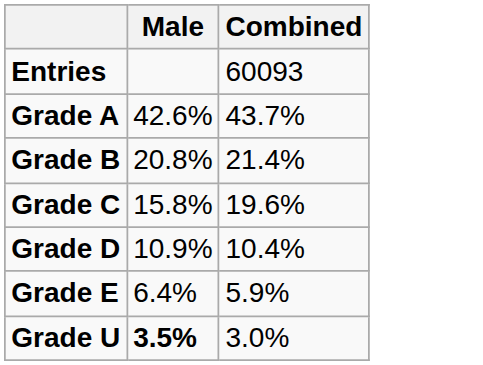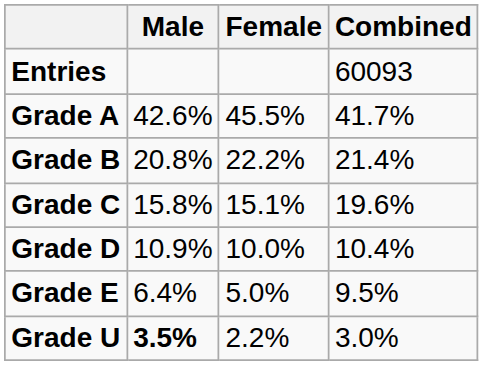+ column: (274, 26)
(265, 115) 43.7% -> (375, 115) 41.7%
(257, 293) 5.9% -> (367, 293) 9.5%
